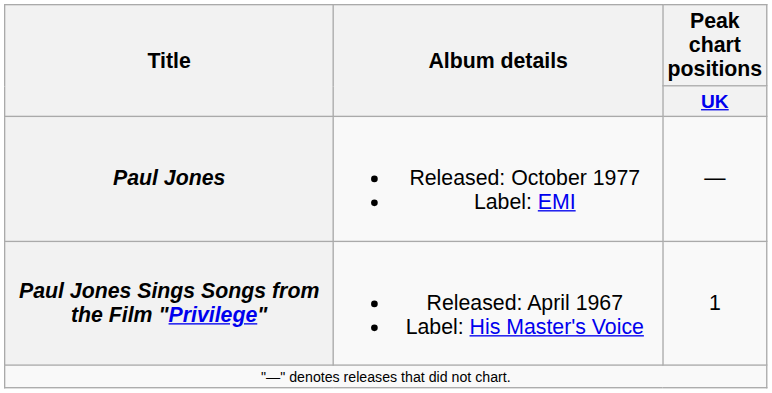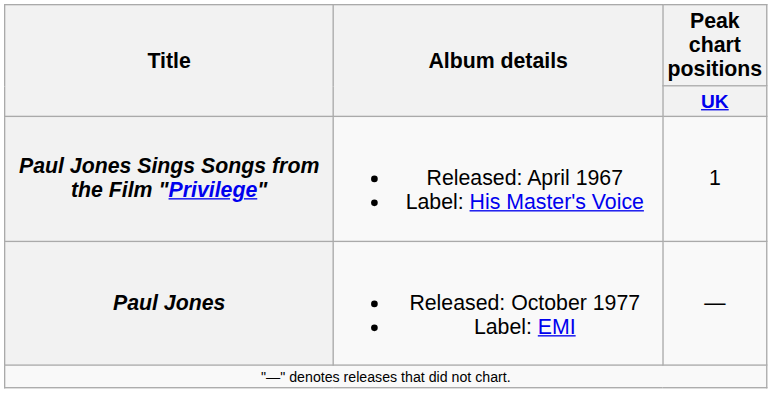rows swapped: (169, 302) <-> (169, 178)
